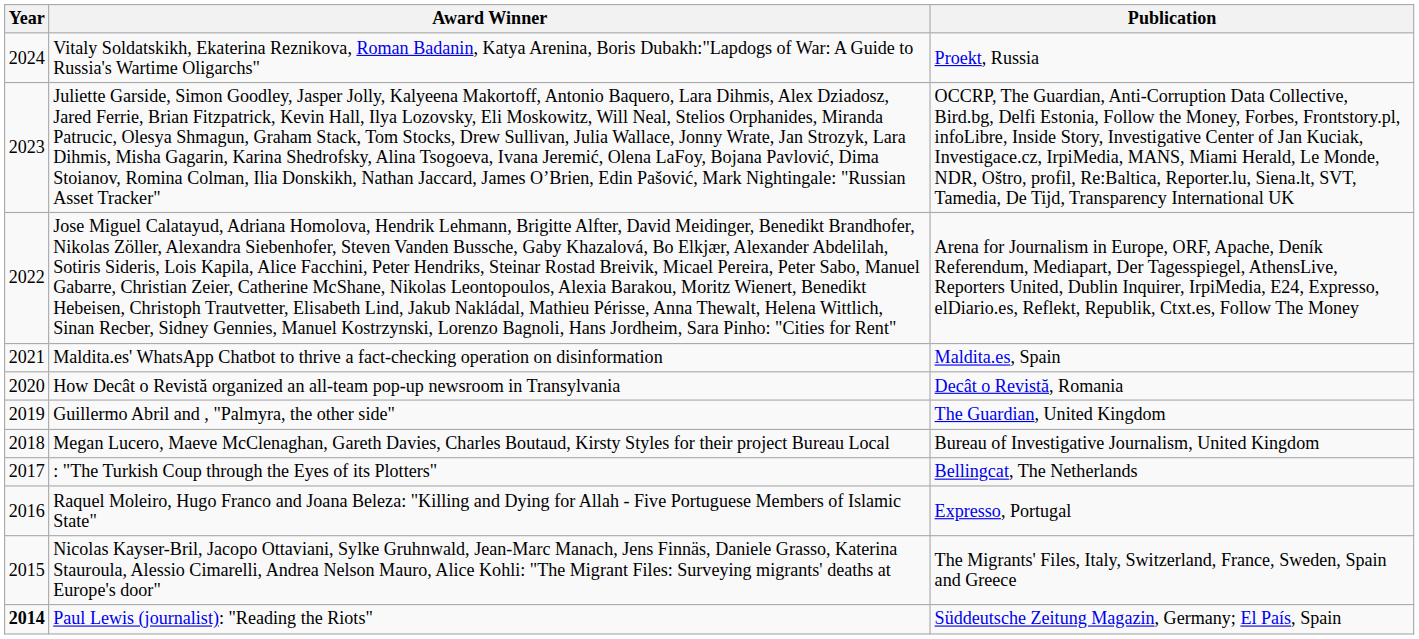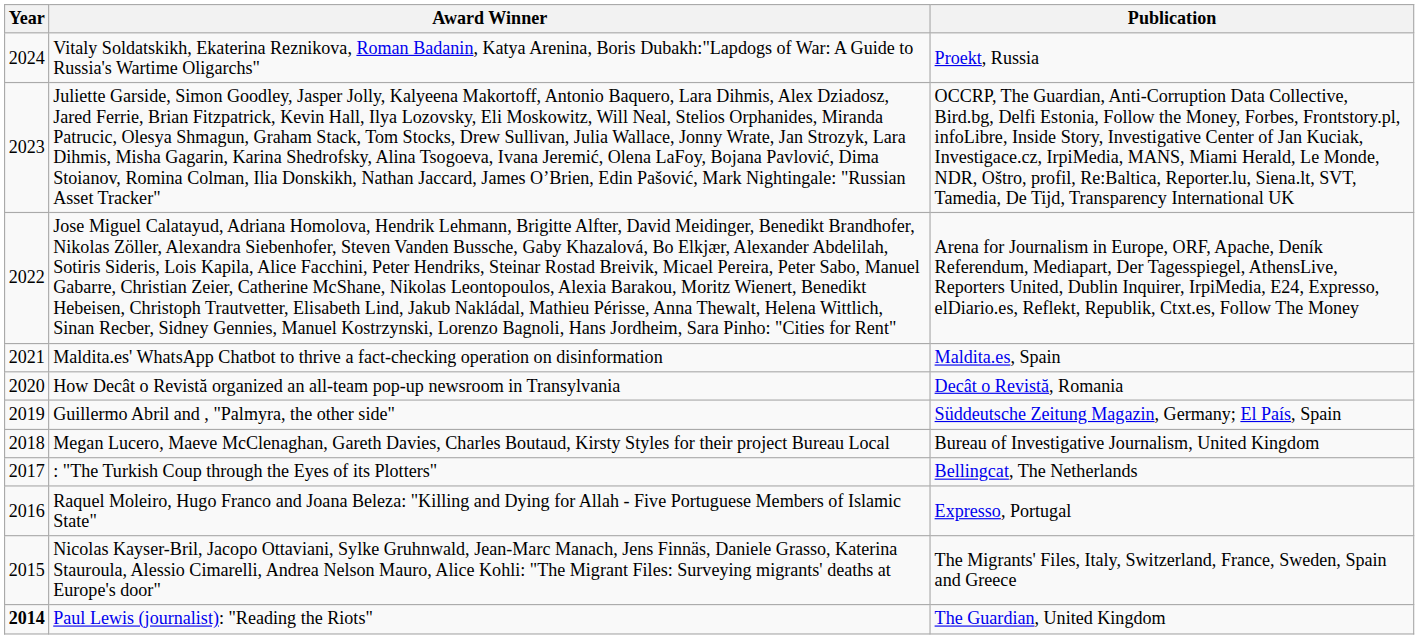(1050, 414) The Guardian, United Kingdom -> (1138, 414) Süddeutsche Zeitung Magazin, Germany; El País, Spain
(1138, 619) Süddeutsche Zeitung Magazin, Germany; El País, Spain -> (1050, 619) The Guardian, United Kingdom
